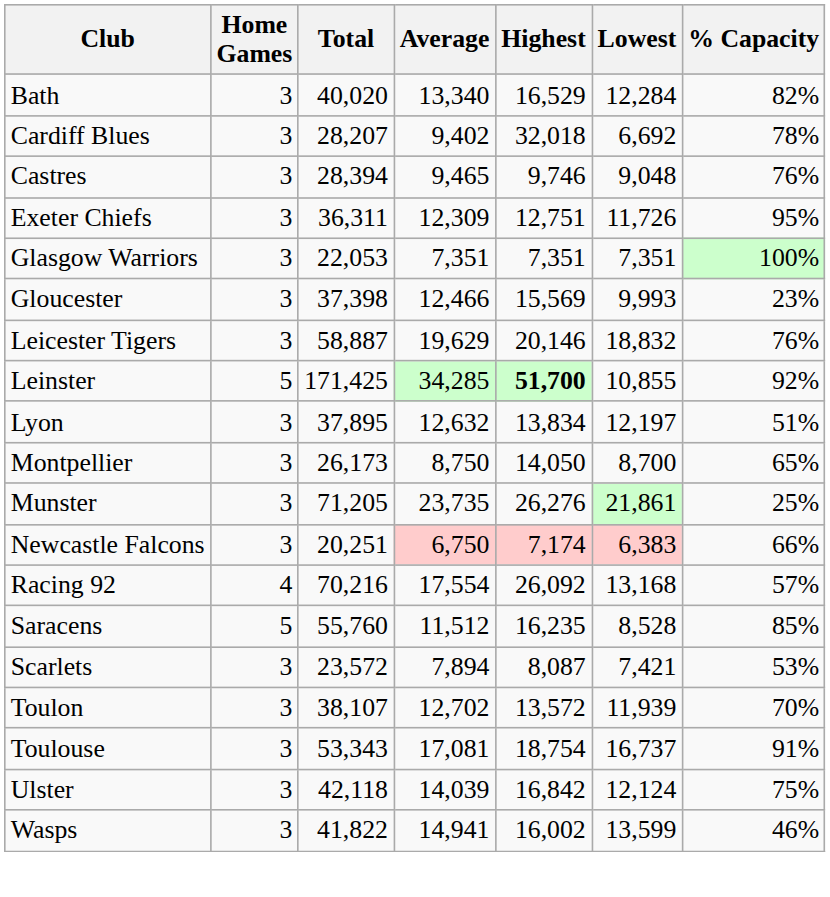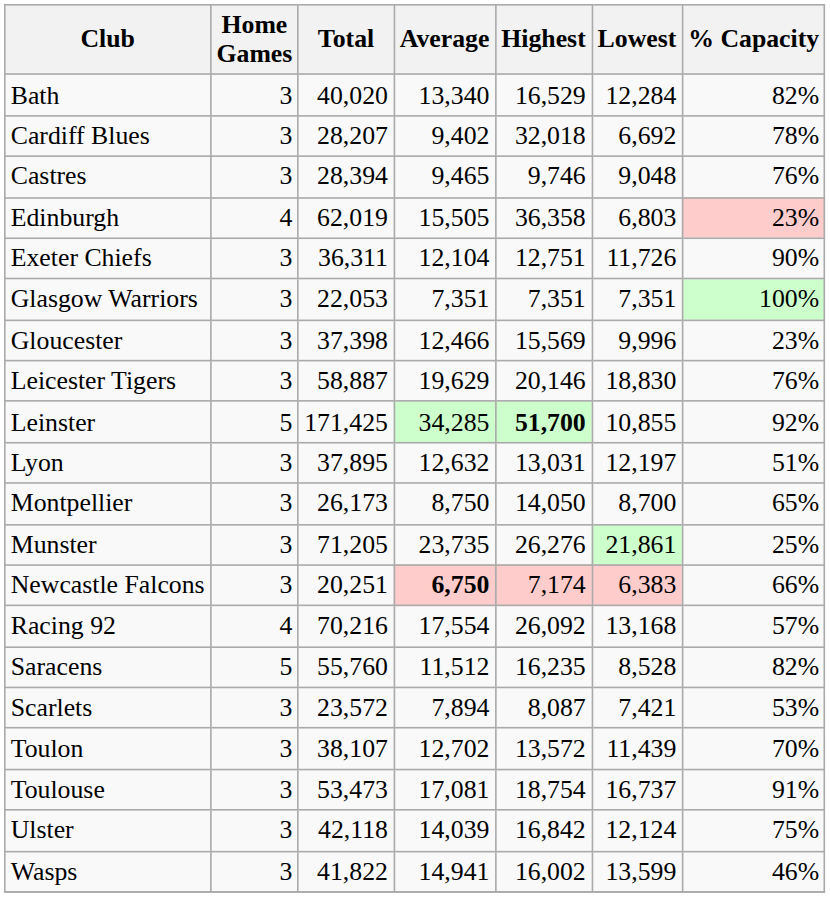+ row: (65, 217)
(454, 217) 12,309 -> (454, 258) 12,104
(796, 217) 95% -> (796, 258) 90%
(647, 299) 9,993 -> (647, 339) 9,996
(641, 339) 18,832 -> (641, 380) 18,830
(550, 421) 13,834 -> (550, 462) 13,031
(460, 544) normal -> (460, 585) bold
(796, 625) 85% -> (796, 666) 82%
(641, 707) 11,939 -> (641, 748) 11,439
(352, 748) 53,343 -> (352, 789) 53,473
